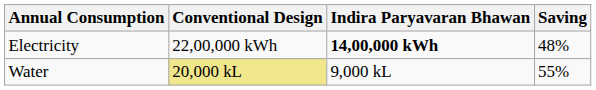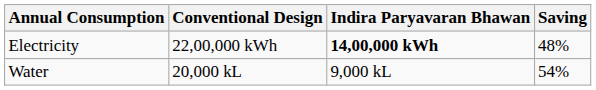(207, 71) khaki background -> (207, 71) no background
(554, 71) 55% -> (554, 71) 54%
